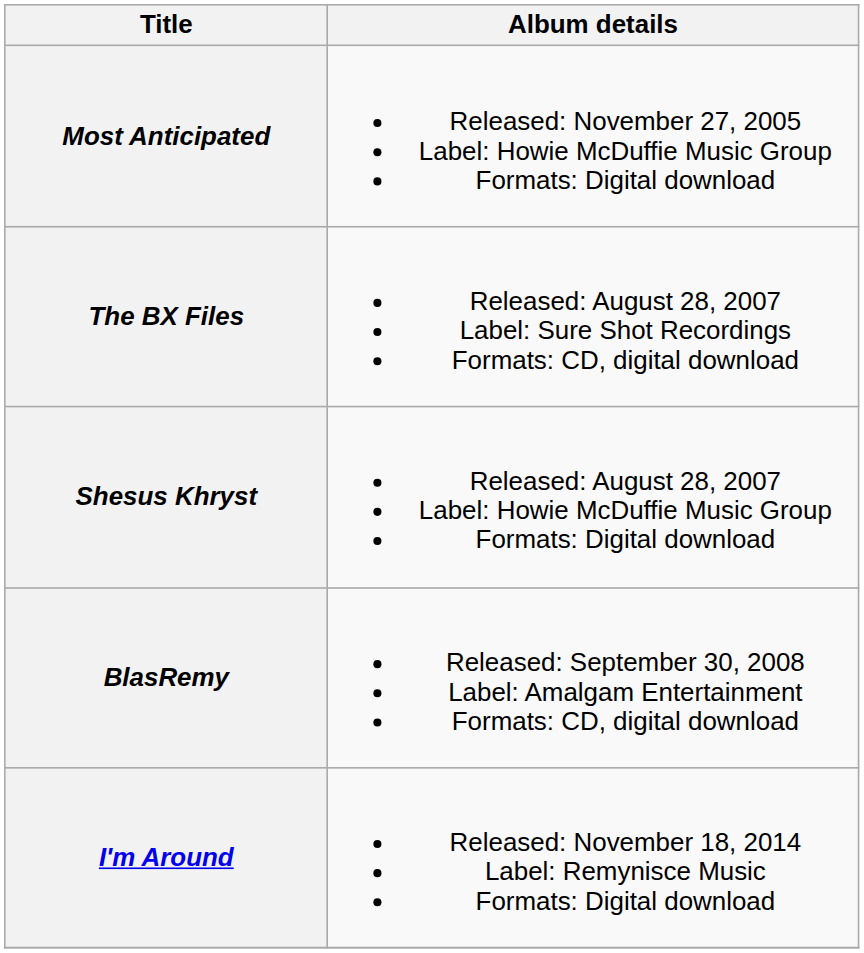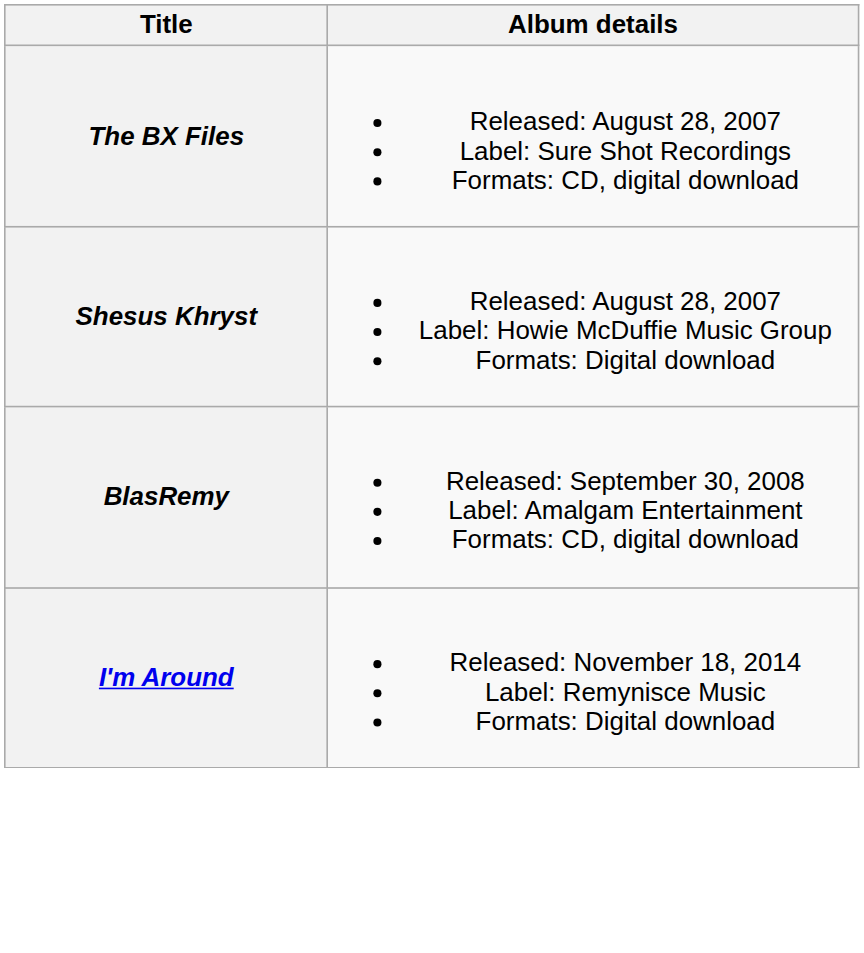- row: (166, 135)
